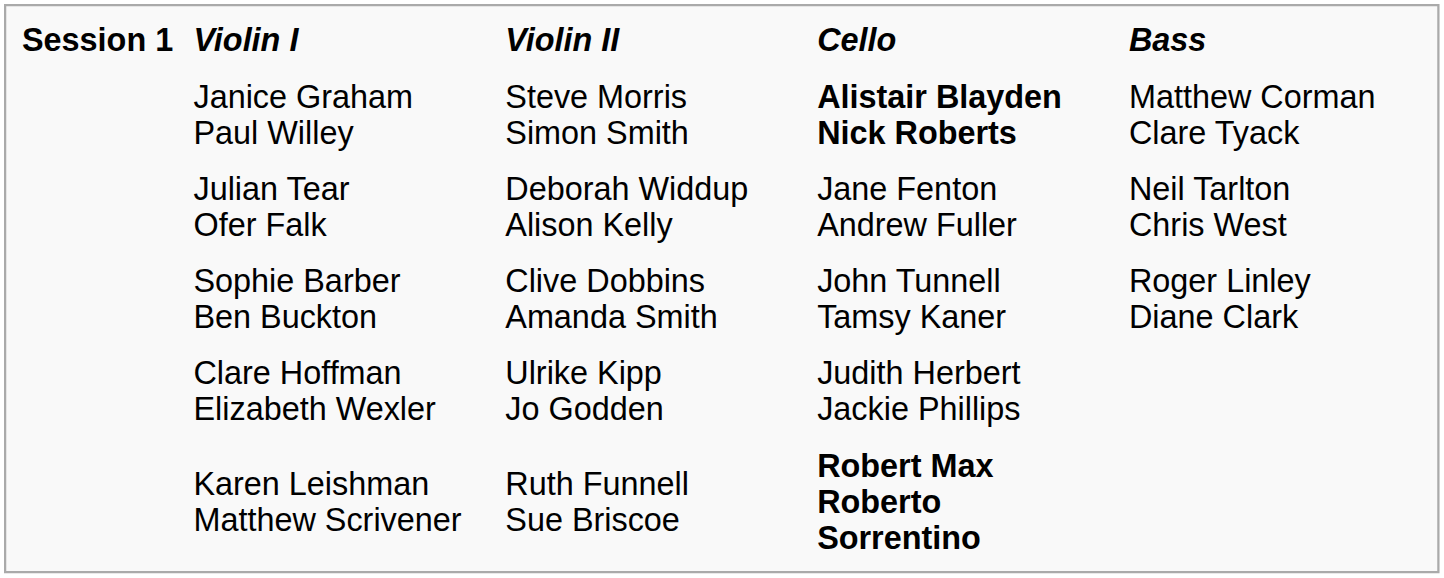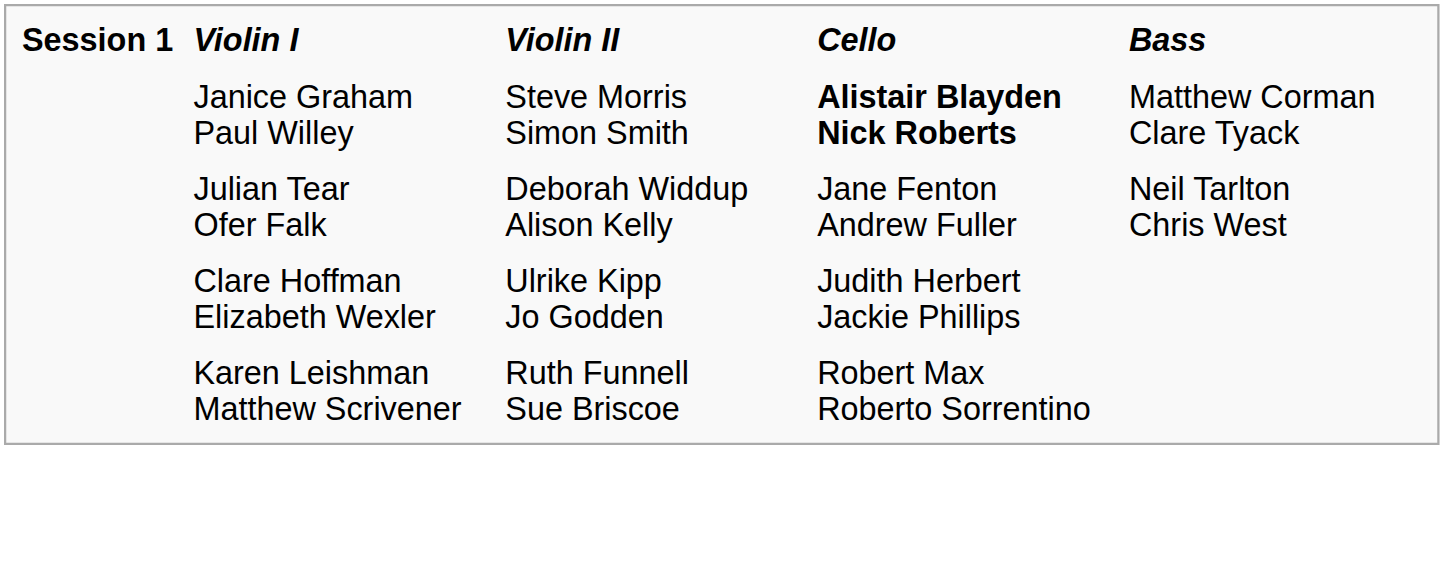- row: (297, 299)
(905, 501) bold -> (954, 391) normal
